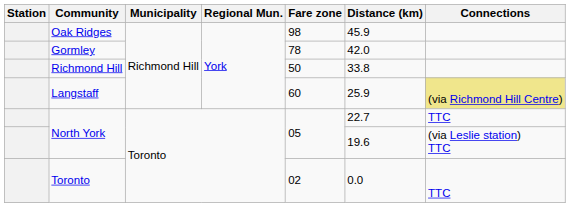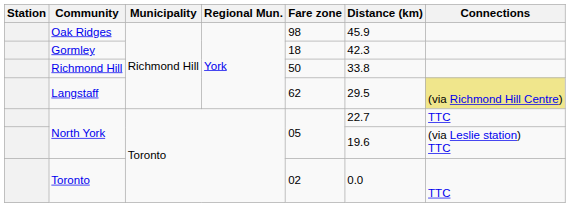(295, 50) 78 -> (295, 50) 18
(358, 50) 42.0 -> (358, 50) 42.3
(295, 93) 60 -> (295, 93) 62
(358, 93) 25.9 -> (358, 93) 29.5
